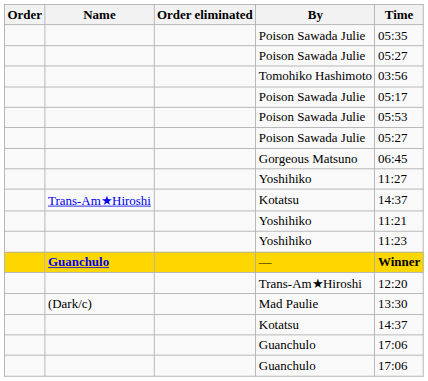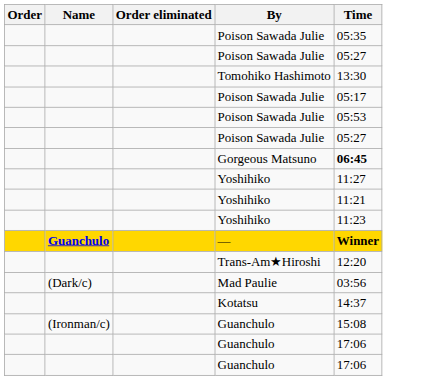(393, 76) 03:56 -> (352, 76) 13:30
(393, 158) normal -> (352, 158) bold
- row: (99, 200)
(393, 304) 13:30 -> (352, 282) 03:56
+ row: (79, 323)
